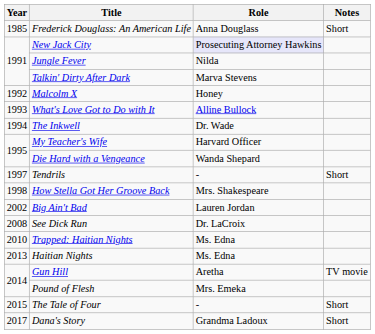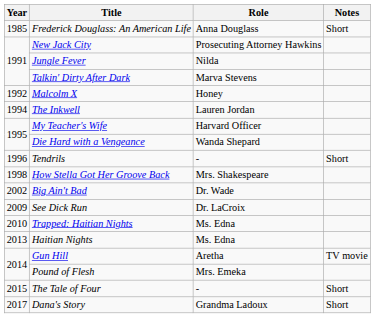(259, 45) lavender background -> (259, 45) no background
- row: (93, 110)
(215, 126) Dr. Wade -> (225, 110) Lauren Jordan
(17, 175) 1997 -> (17, 158) 1996
(225, 207) Lauren Jordan -> (215, 191) Dr. Wade
(17, 223) 2008 -> (17, 207) 2009
